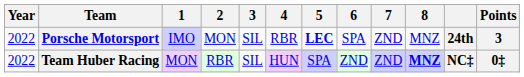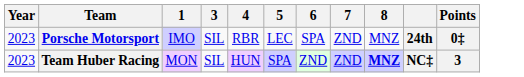- column: (220, 16)
(21, 38) 2022 -> (21, 38) 2023
(319, 38) bold -> (280, 38) normal
(498, 38) 3 -> (458, 38) 0‡
(21, 61) 2022 -> (21, 61) 2023
(498, 61) 0‡ -> (458, 61) 3
